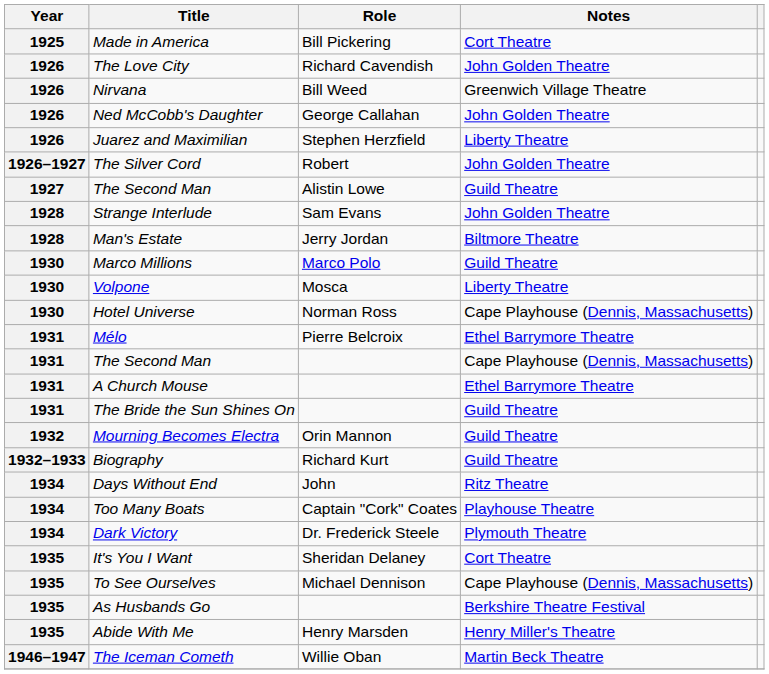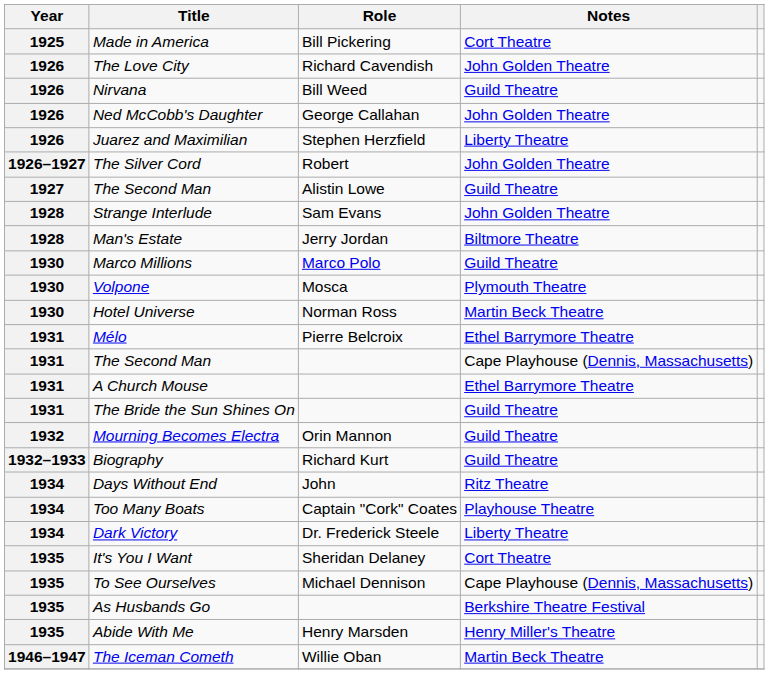(555, 90) Greenwich Village Theatre -> (511, 90) Guild Theatre
(516, 287) Liberty Theatre -> (525, 287) Plymouth Theatre
(609, 312) Cape Playhouse (Dennis, Massachusetts) -> (534, 312) Martin Beck Theatre
(525, 533) Plymouth Theatre -> (516, 533) Liberty Theatre
